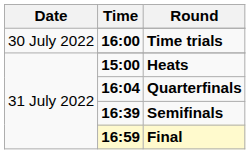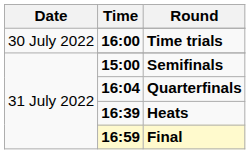(168, 64) Heats -> (185, 64) Semifinals
(185, 112) Semifinals -> (168, 112) Heats
